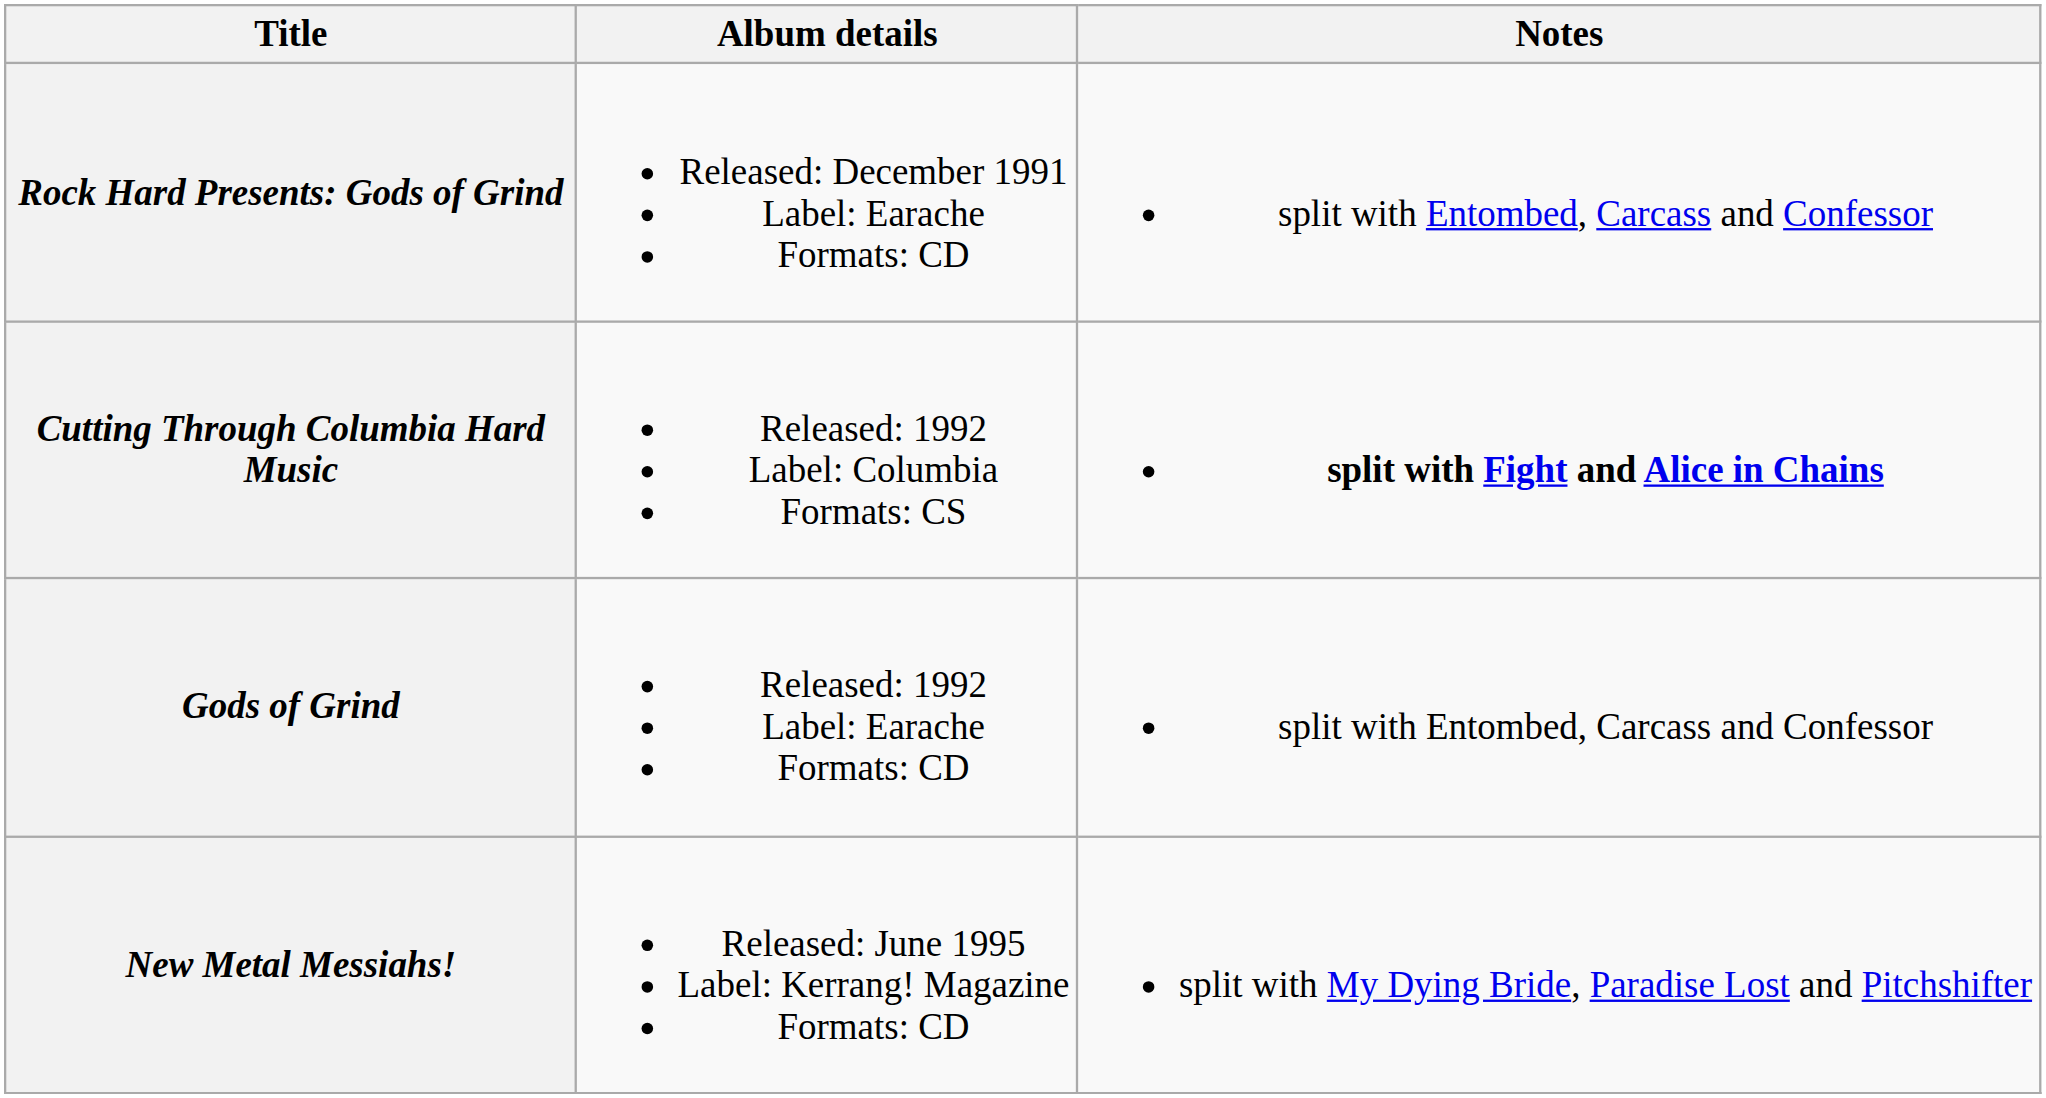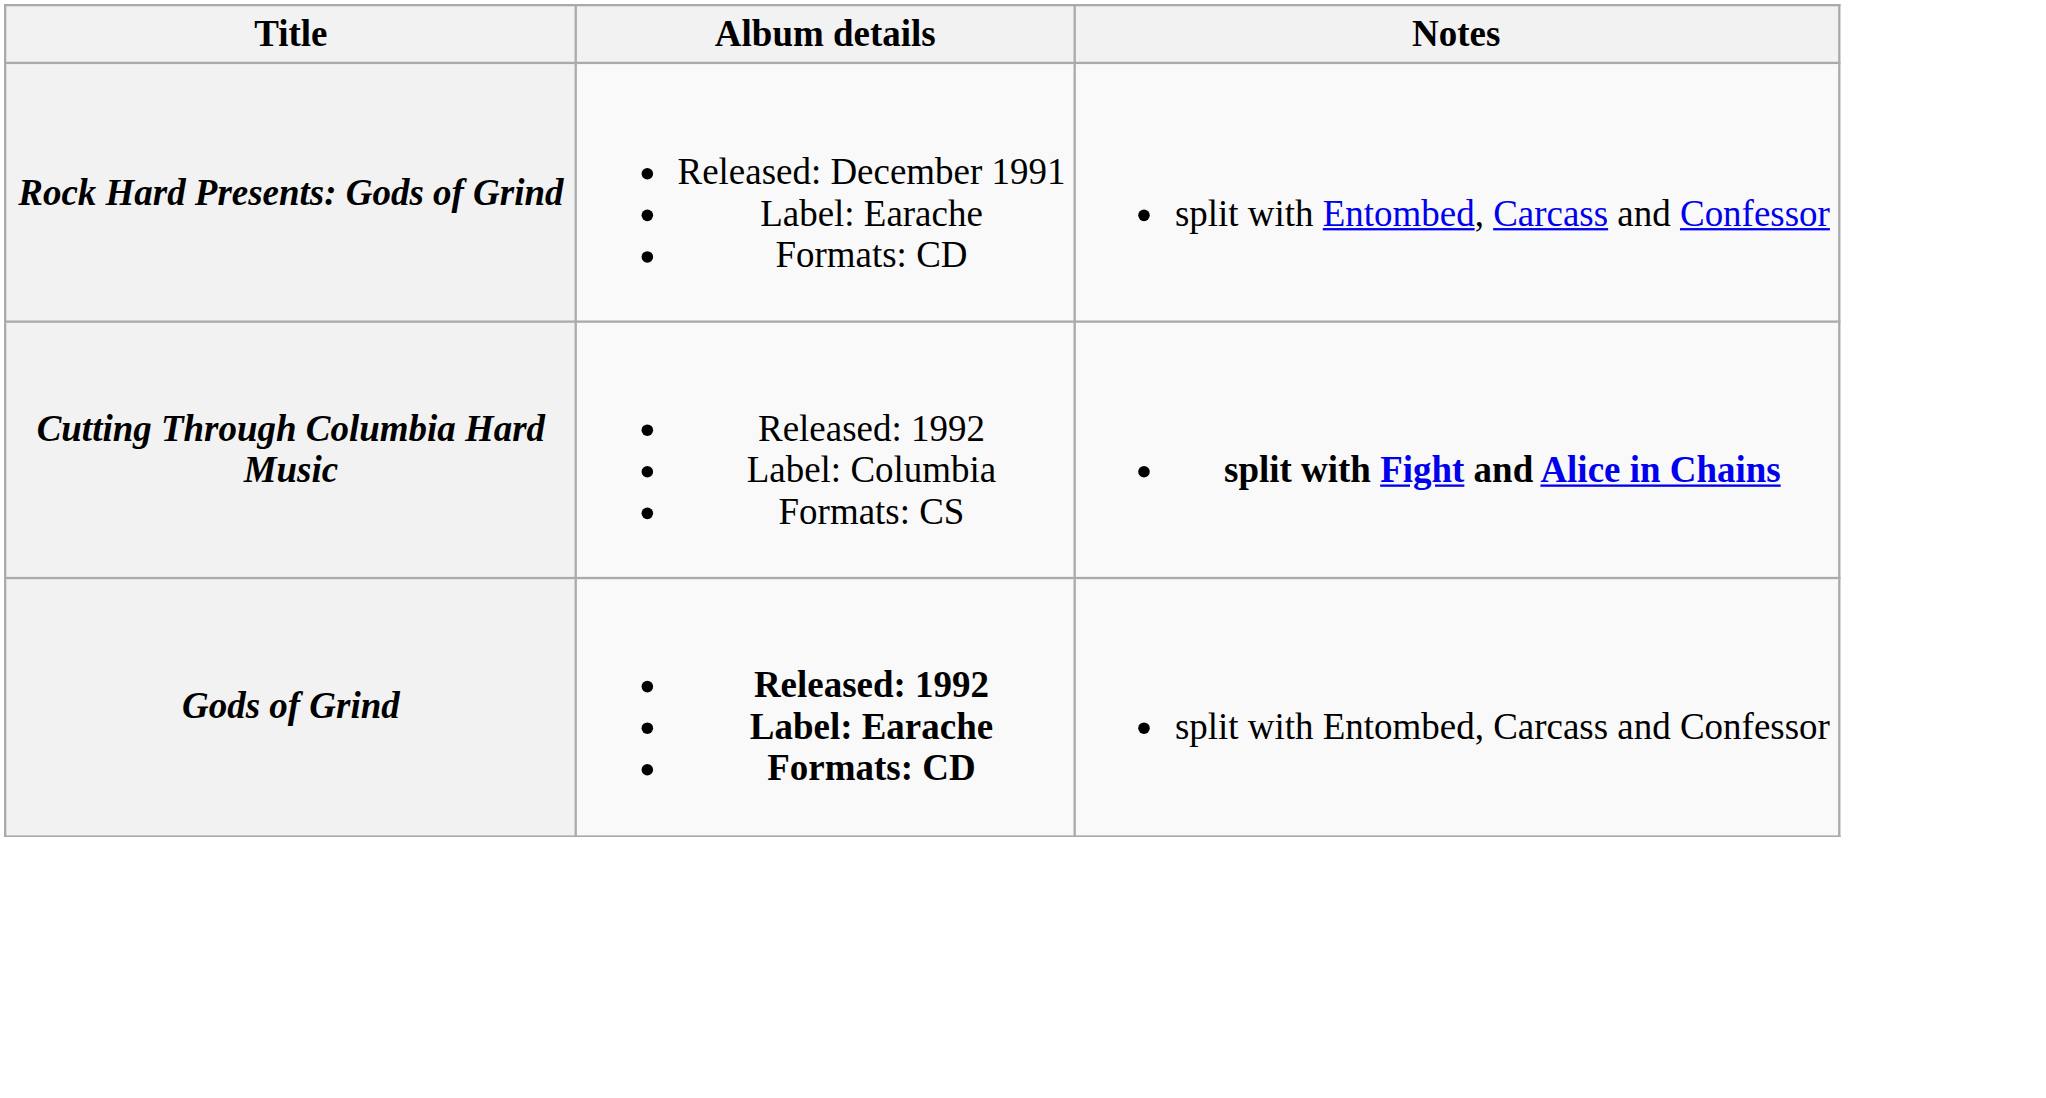(827, 728) normal -> (825, 728) bold
- row: (291, 963)
